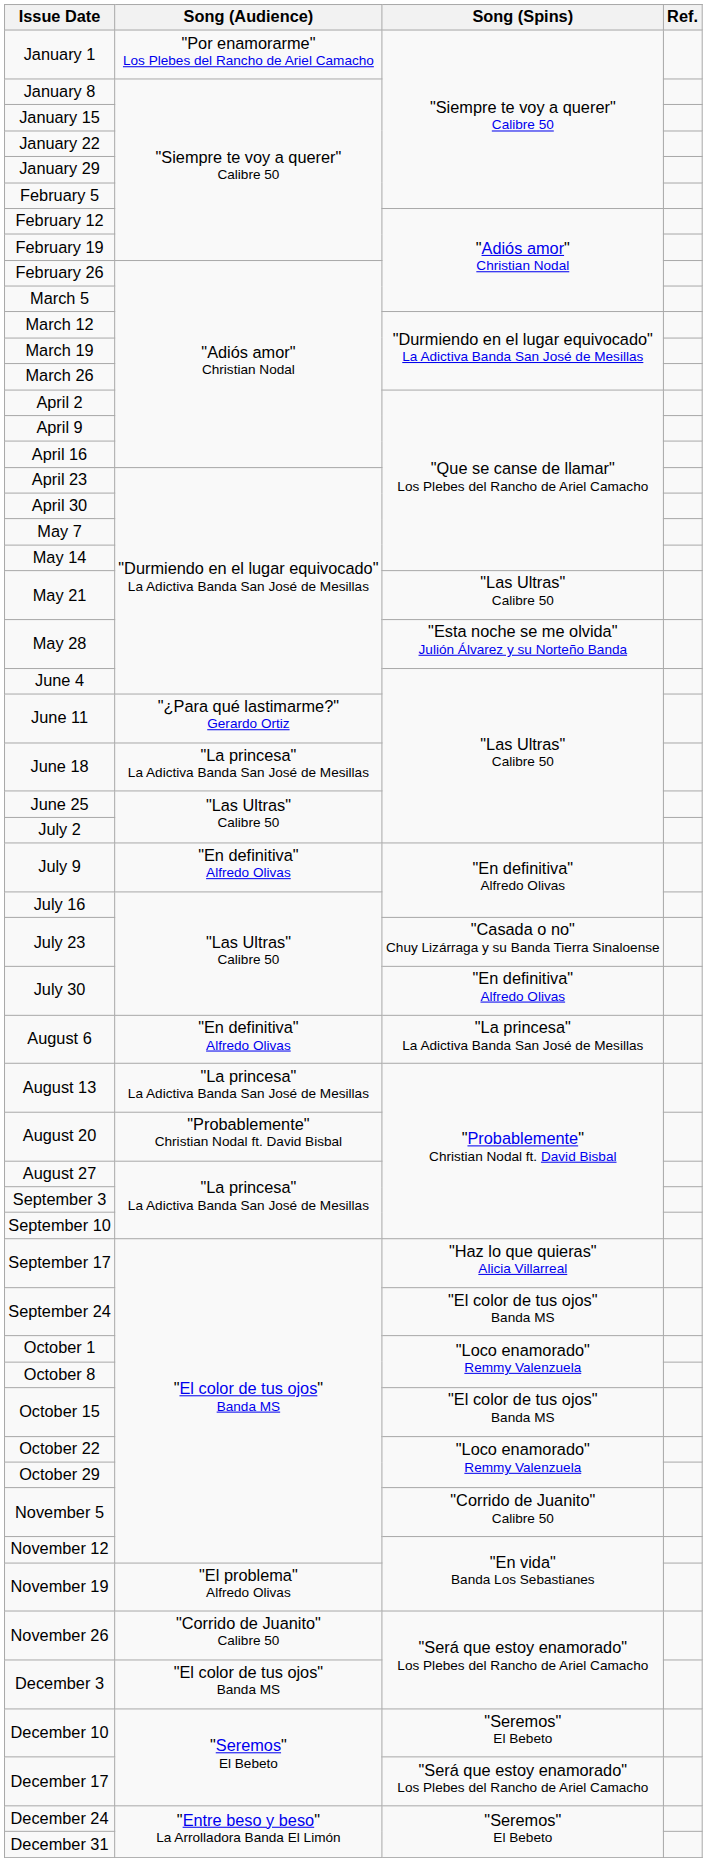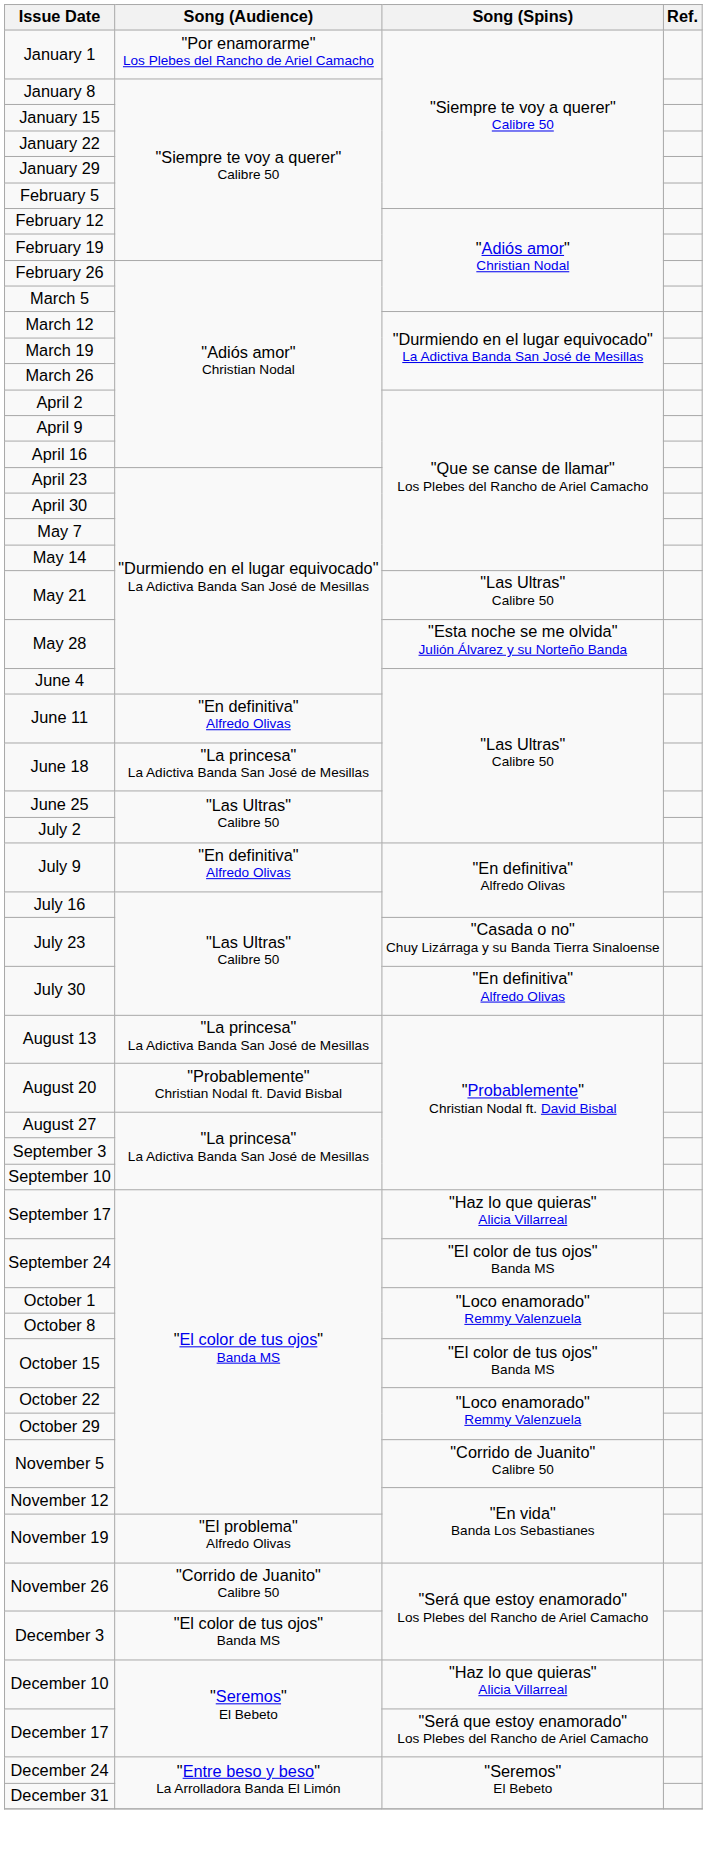(248, 715) "¿Para qué lastimarme?" Gerardo Ortiz -> (248, 715) "En definitiva" Alfredo Olivas
- row: (60, 1039)
(523, 1729) "Seremos" El Bebeto -> (523, 1681) "Haz lo que quieras" Alicia Villarreal
